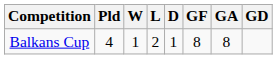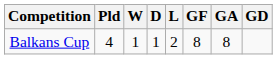columns swapped: (173, 16) <-> (155, 16)
